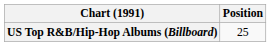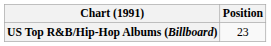(243, 32) 25 -> (243, 32) 23
